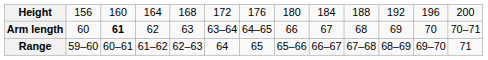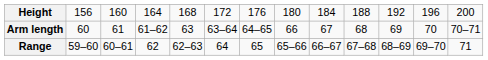(118, 30) bold -> (118, 30) normal
(153, 30) 62 -> (153, 30) 61–62
(153, 47) 61–62 -> (153, 47) 62
